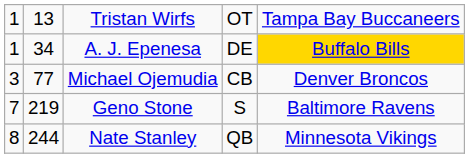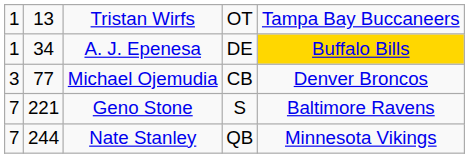(44, 108) 219 -> (44, 108) 221
(14, 138) 8 -> (14, 138) 7
